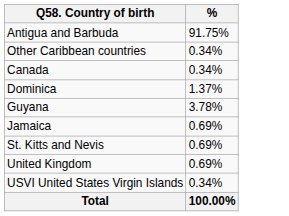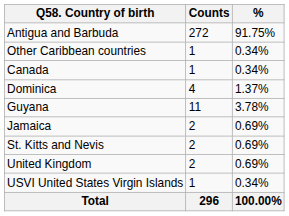+ column: (209, 13)
